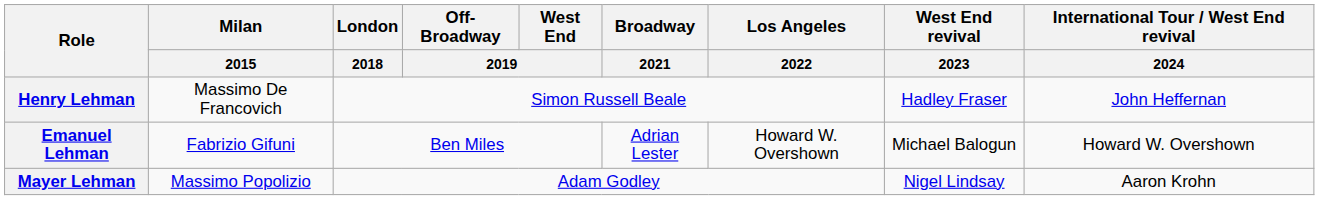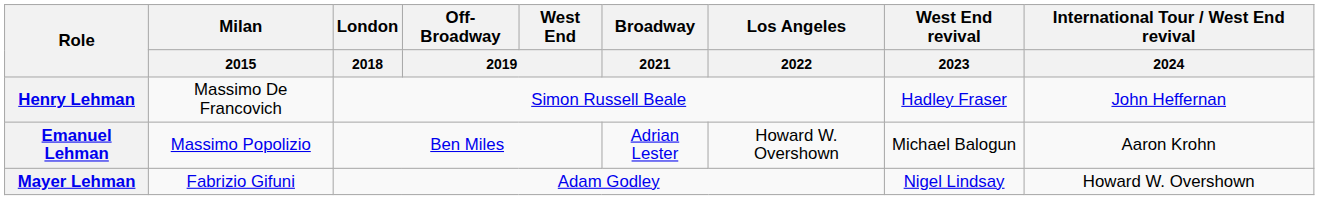(241, 145) Fabrizio Gifuni -> (241, 145) Massimo Popolizio
(1169, 145) Howard W. Overshown -> (1169, 145) Aaron Krohn
(241, 181) Massimo Popolizio -> (241, 181) Fabrizio Gifuni
(1169, 181) Aaron Krohn -> (1169, 181) Howard W. Overshown
